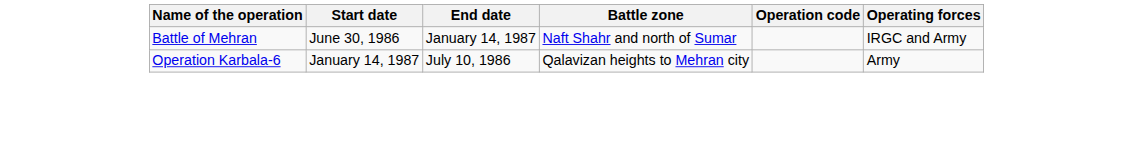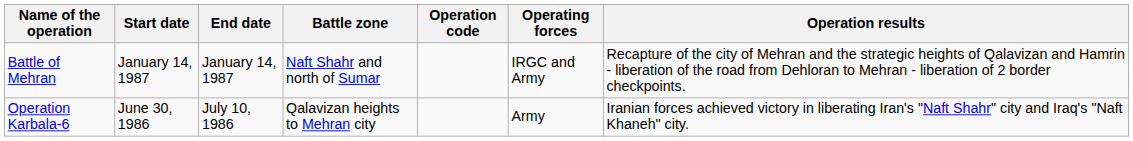+ column: (866, 23)
(354, 38) June 30, 1986 -> (155, 70) January 14, 1987
(364, 60) January 14, 1987 -> (145, 117) June 30, 1986
